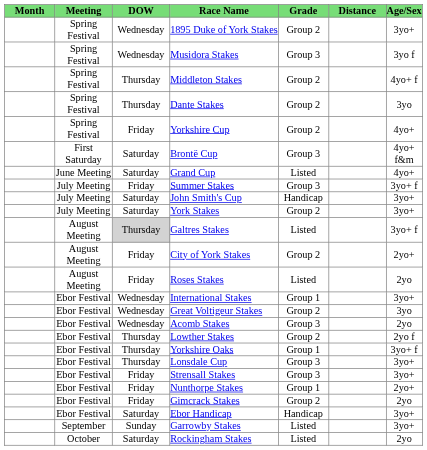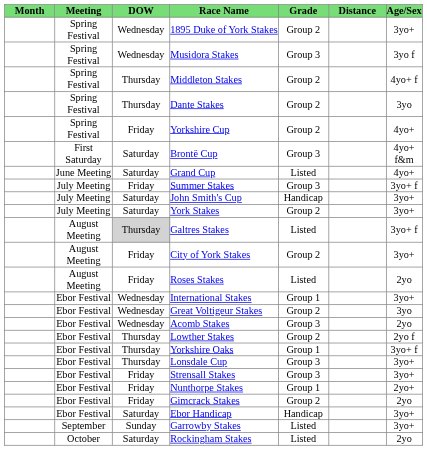(404, 254) 2yo+ -> (404, 254) 3yo+
